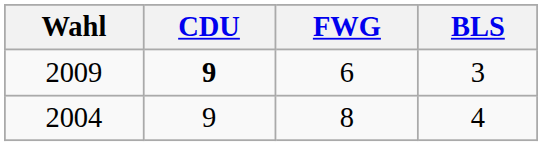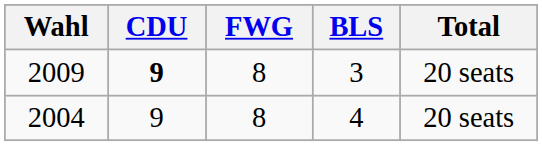+ column: (469, 27)
(347, 72) 6 -> (259, 72) 8
